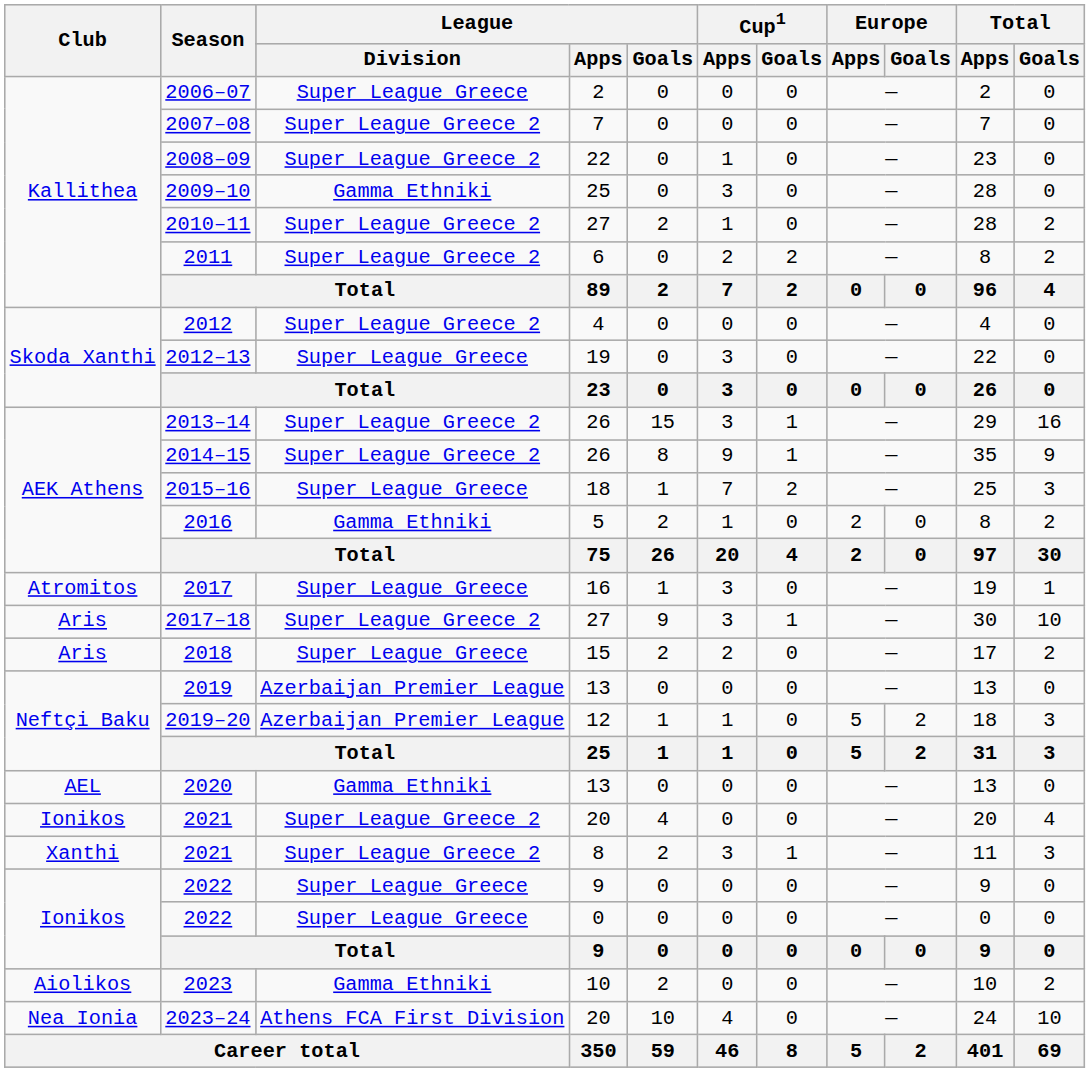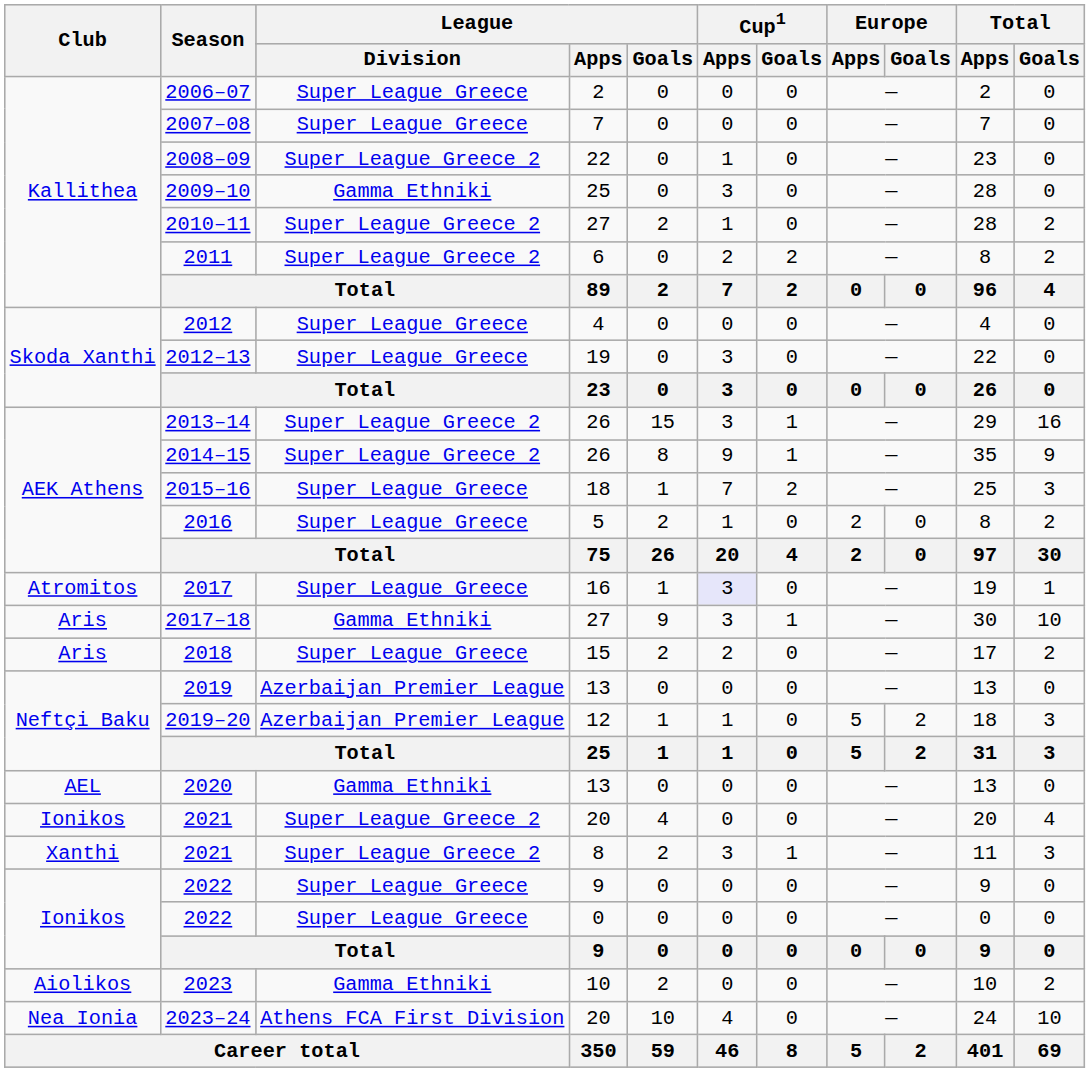(412, 126) Super League Greece 2 -> (412, 126) Super League Greece
(412, 324) Super League Greece 2 -> (412, 324) Super League Greece
(412, 522) Gamma Ethniki -> (412, 522) Super League Greece
(727, 588) no background -> (727, 588) lavender background
(412, 621) Super League Greece 2 -> (412, 621) Gamma Ethniki
